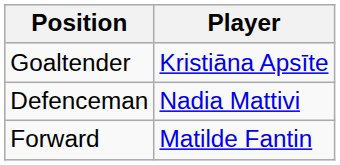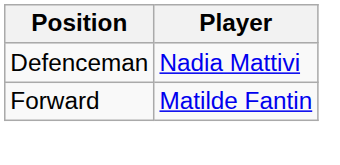- row: (71, 62)
